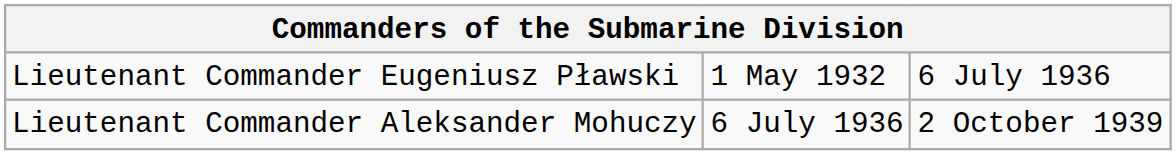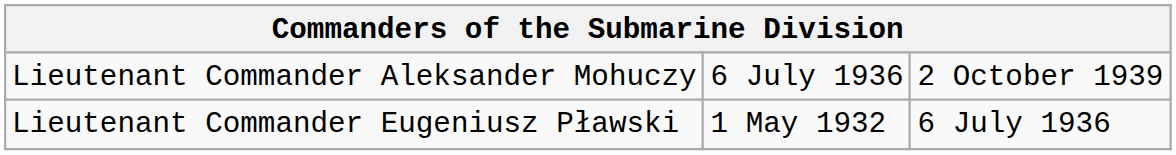rows swapped: (346, 77) <-> (354, 124)
